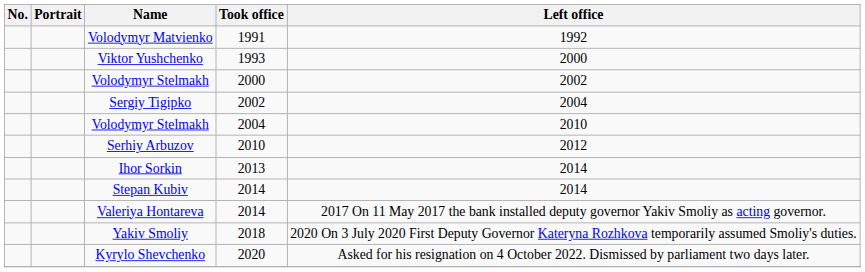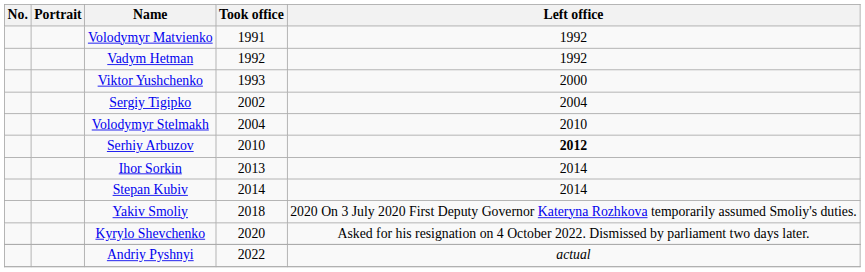+ row: (150, 59)
- row: (150, 80)
(573, 146) normal -> (573, 146) bold
- row: (150, 211)
+ row: (150, 255)
